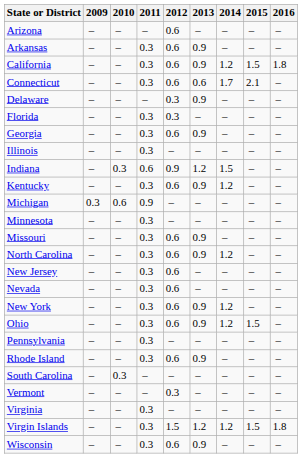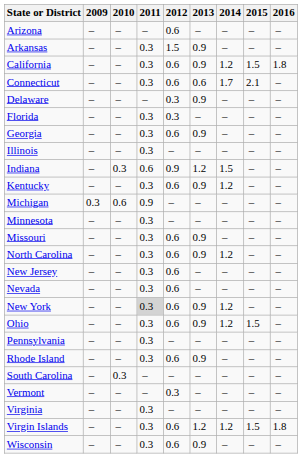(173, 47) 0.6 -> (173, 47) 1.5
(146, 306) no background -> (146, 306) lightgrey background
(173, 427) 1.5 -> (173, 427) 0.6
